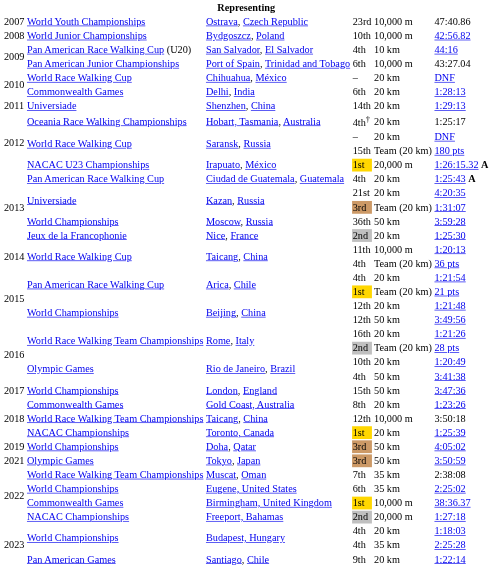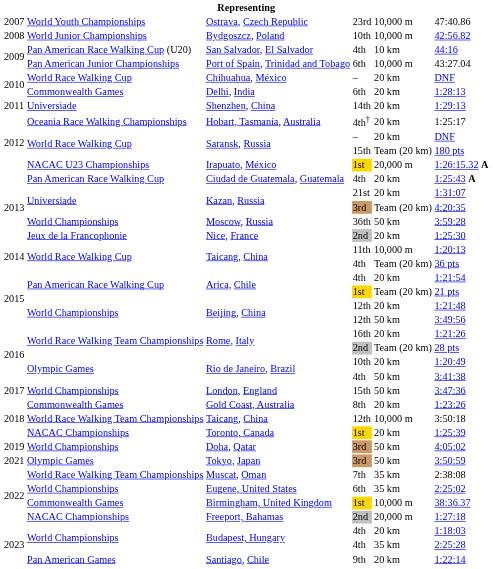(450, 193) 4:20:35 -> (450, 193) 1:31:07
(450, 207) 1:31:07 -> (450, 207) 4:20:35
